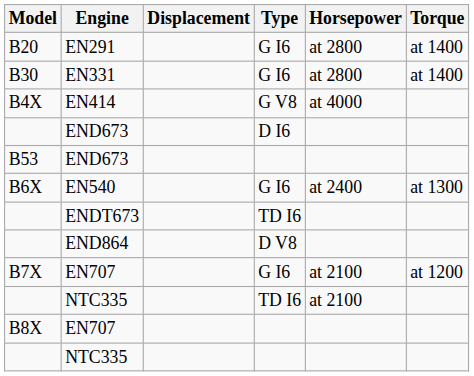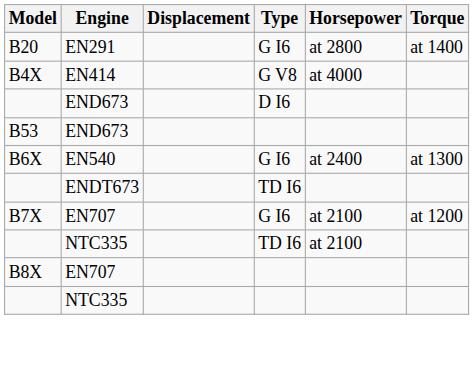- row: (90, 74)
- row: (97, 243)
